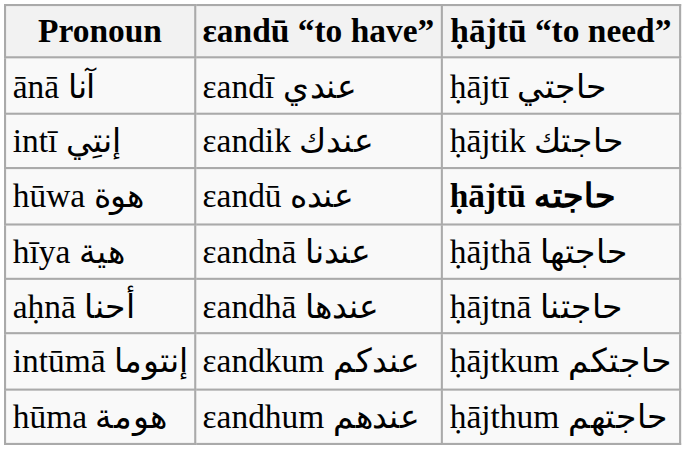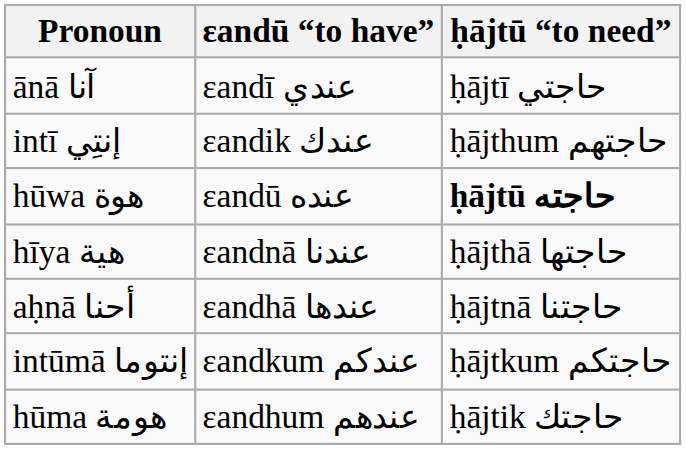(537, 141) ḥājtik حاجتك -> (559, 141) ḥājthum حاجتهم
(559, 416) ḥājthum حاجتهم -> (537, 416) ḥājtik حاجتك
